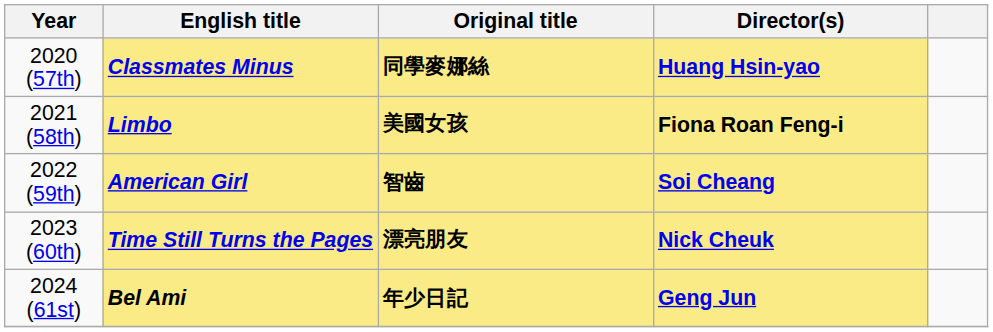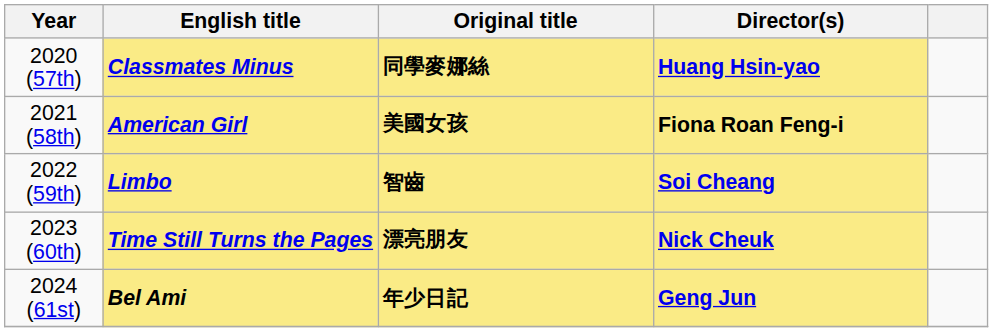(140, 124) Limbo -> (178, 124) American Girl
(178, 182) American Girl -> (140, 182) Limbo
